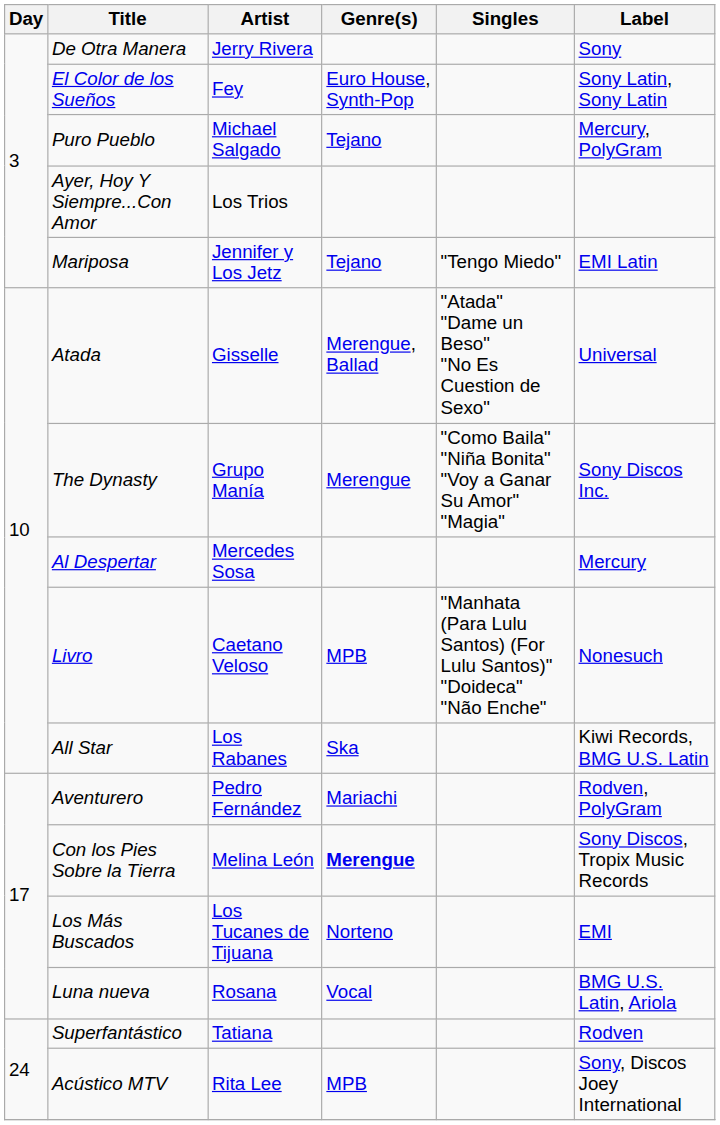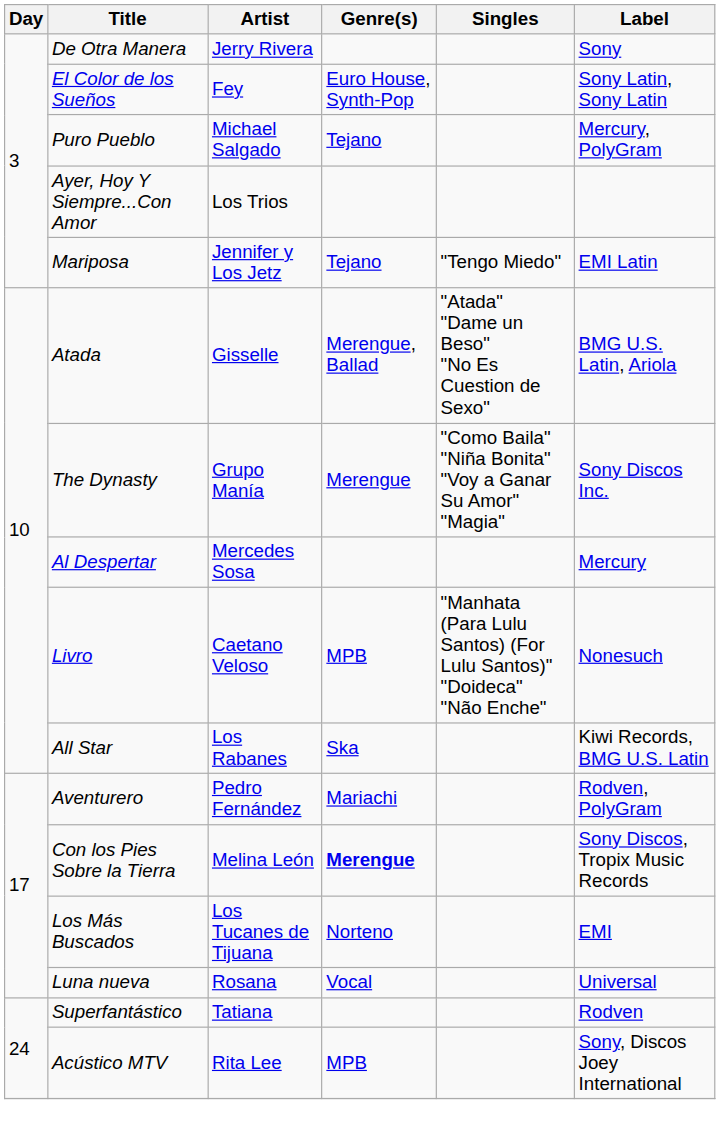(618, 355) Universal -> (628, 355) BMG U.S. Latin, Ariola
(628, 993) BMG U.S. Latin, Ariola -> (618, 982) Universal
